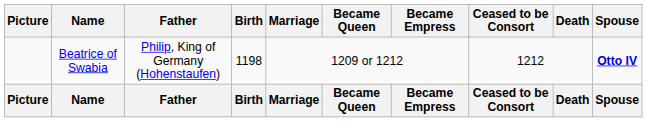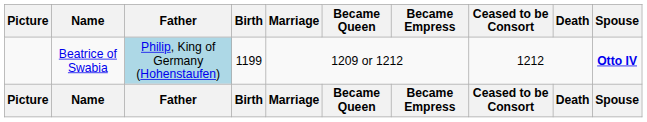(178, 60) no background -> (178, 60) lightblue background
(249, 60) 1198 -> (249, 60) 1199
